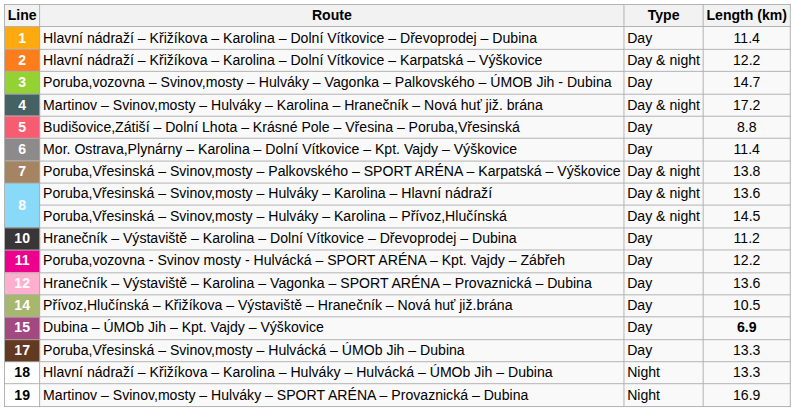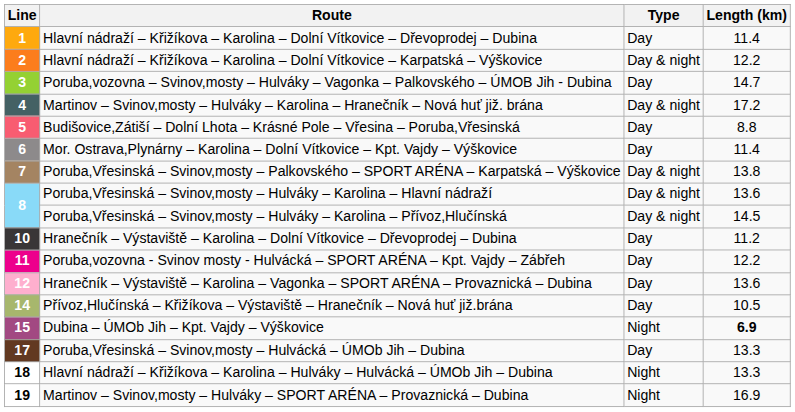(640, 328) Day -> (644, 328) Night
